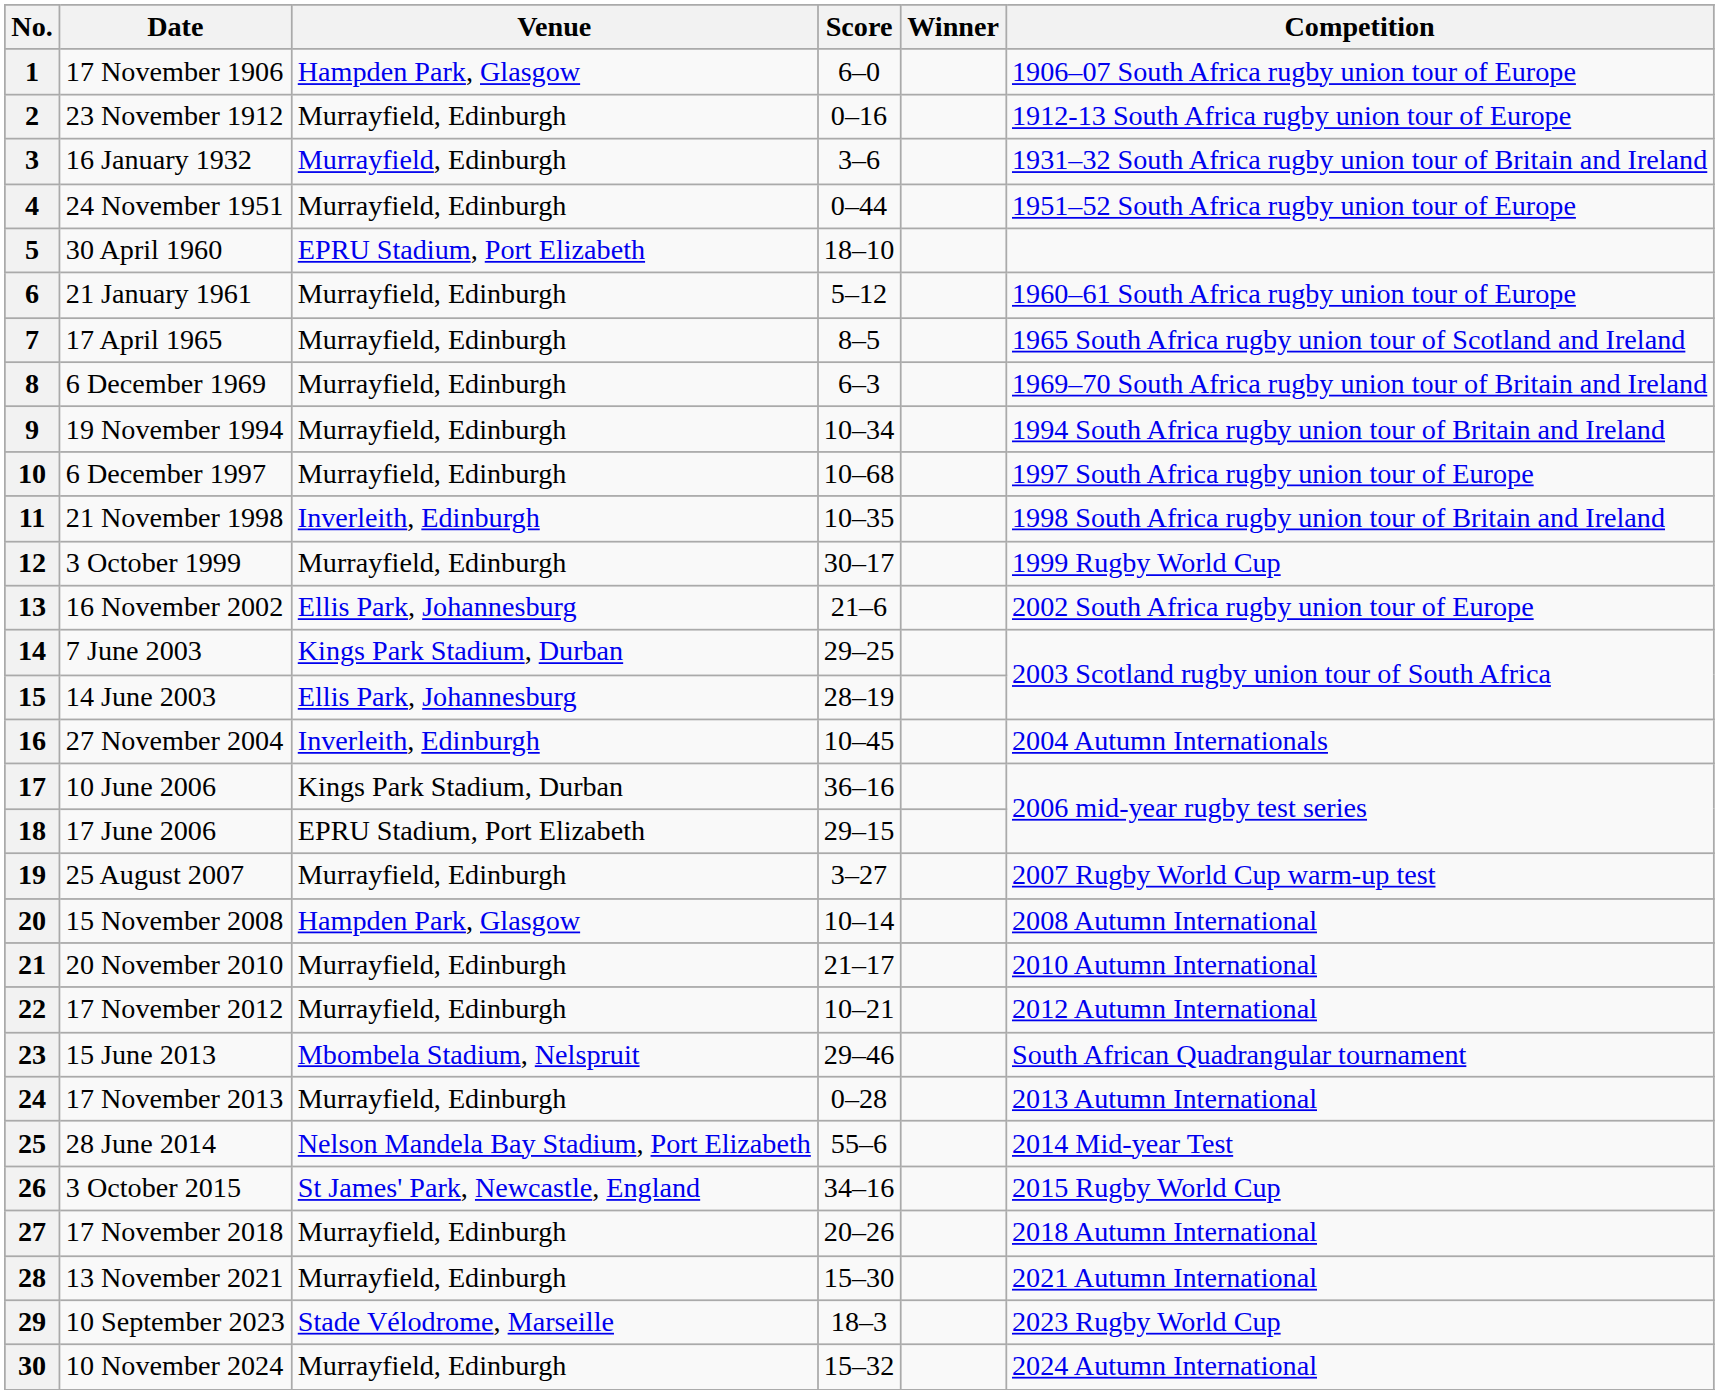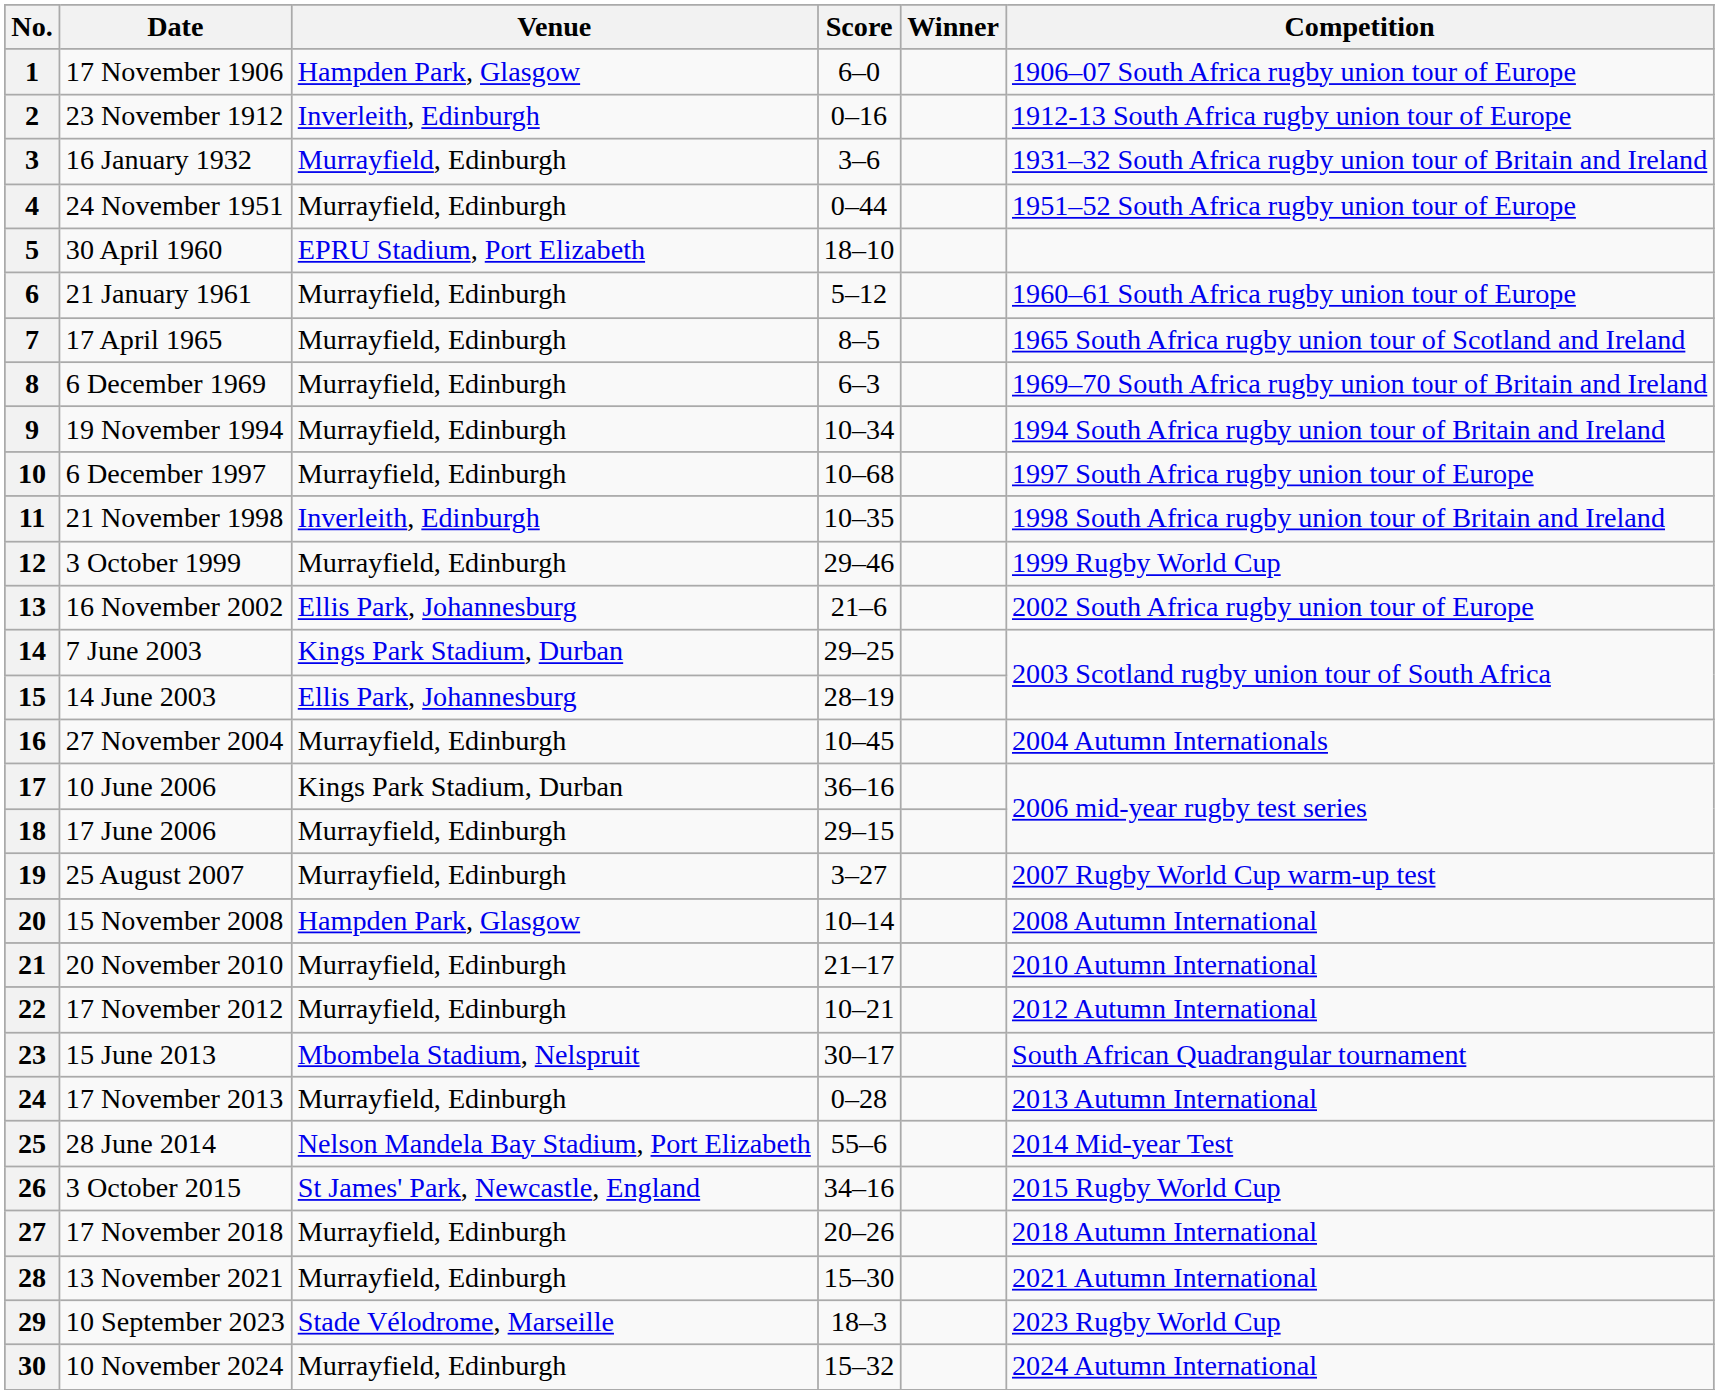(432, 116) Murrayfield, Edinburgh -> (419, 116) Inverleith, Edinburgh
(859, 562) 30–17 -> (859, 562) 29–46
(419, 741) Inverleith, Edinburgh -> (432, 741) Murrayfield, Edinburgh
(471, 830) EPRU Stadium, Port Elizabeth -> (432, 830) Murrayfield, Edinburgh
(859, 1054) 29–46 -> (859, 1054) 30–17
